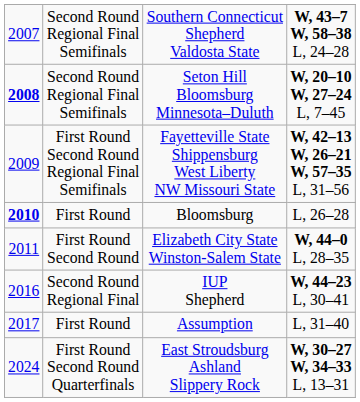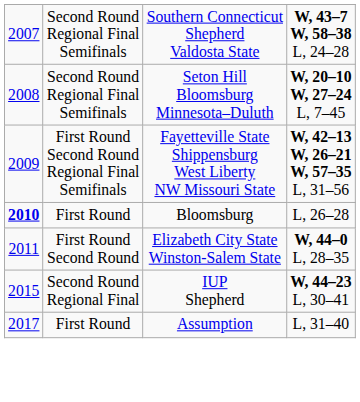(24, 94) bold -> (24, 94) normal
(24, 291) 2016 -> (24, 291) 2015
- row: (215, 367)
